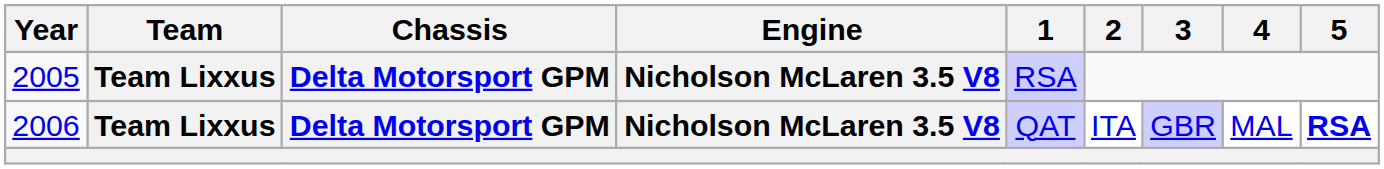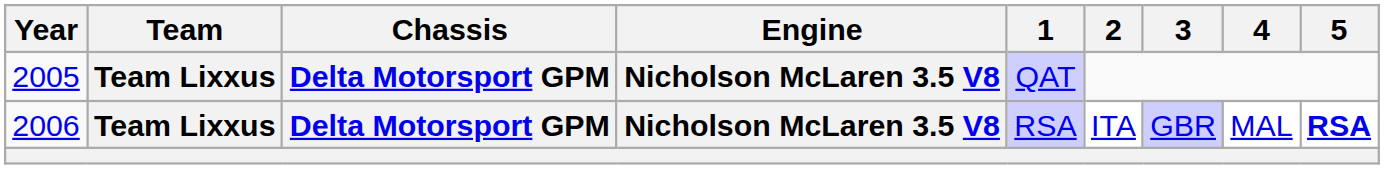(1045, 76) RSA -> (1045, 76) QAT
(1045, 124) QAT -> (1045, 124) RSA
